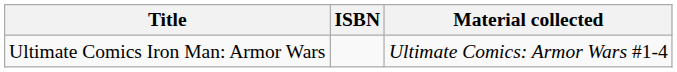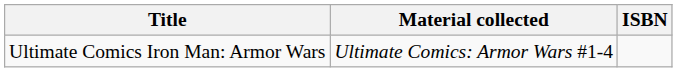columns swapped: (528, 19) <-> (357, 19)
